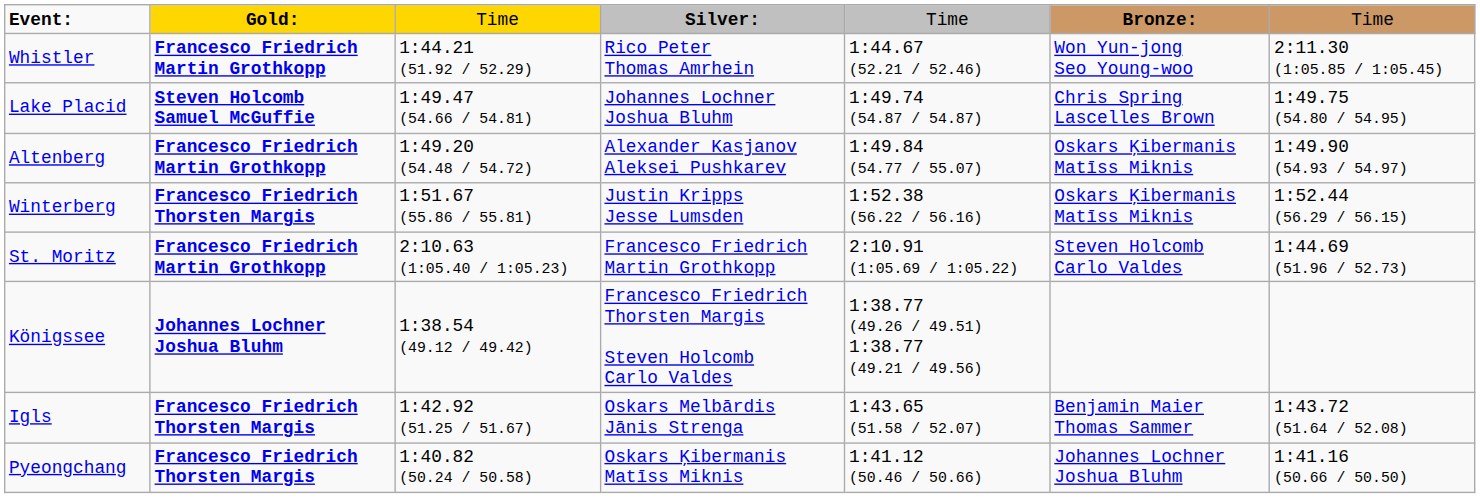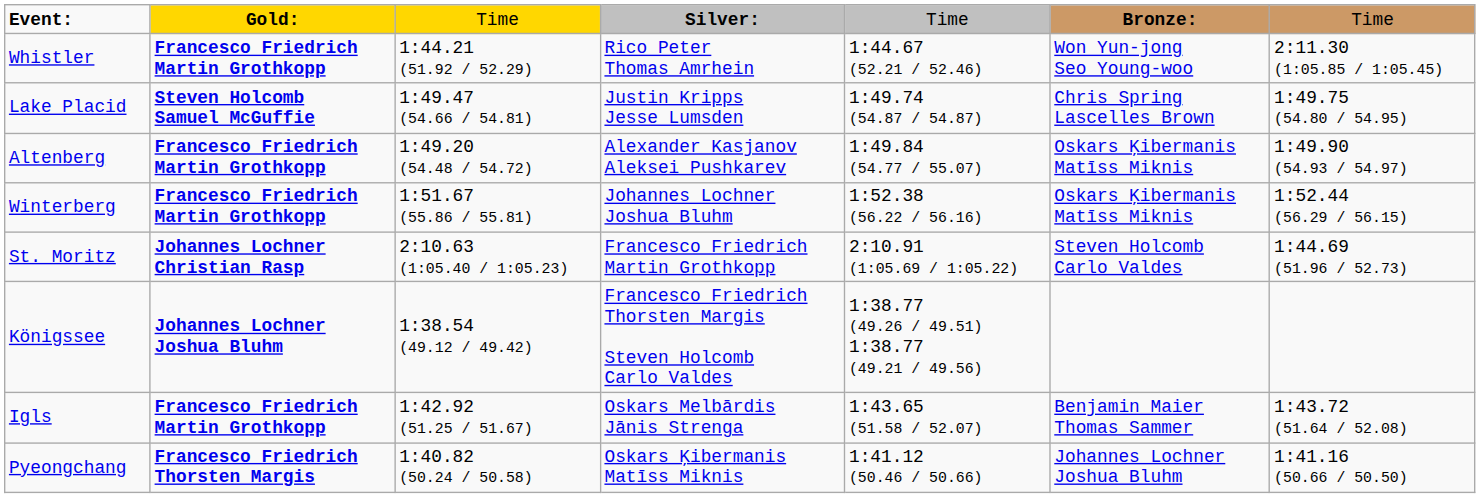(690, 108) Johannes Lochner Joshua Bluhm -> (674, 108) Justin Kripps Jesse Lumsden
(256, 207) Francesco Friedrich Thorsten Margis -> (256, 207) Francesco Friedrich Martin Grothkopp
(674, 207) Justin Kripps Jesse Lumsden -> (690, 207) Johannes Lochner Joshua Bluhm
(256, 257) Francesco Friedrich Martin Grothkopp -> (240, 257) Johannes Lochner Christian Rasp
(256, 418) Francesco Friedrich Thorsten Margis -> (256, 418) Francesco Friedrich Martin Grothkopp
